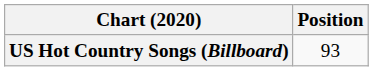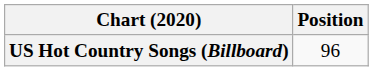(330, 50) 93 -> (330, 50) 96
